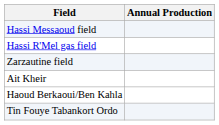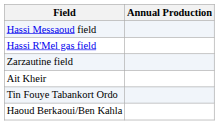rows swapped: (64, 95) <-> (62, 111)
